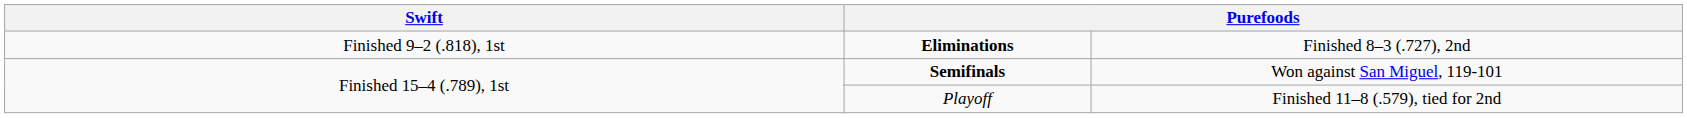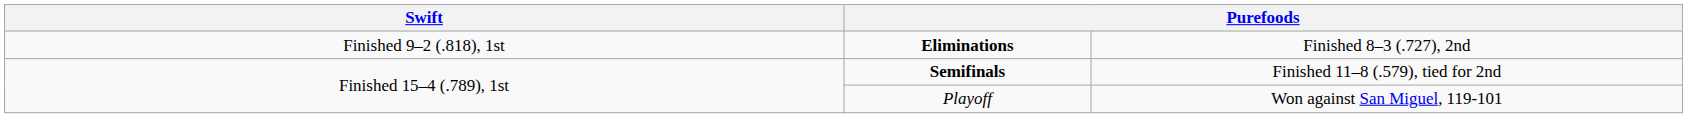(1387, 71) Won against San Miguel, 119-101 -> (1387, 71) Finished 11–8 (.579), tied for 2nd
(1387, 98) Finished 11–8 (.579), tied for 2nd -> (1387, 98) Won against San Miguel, 119-101
